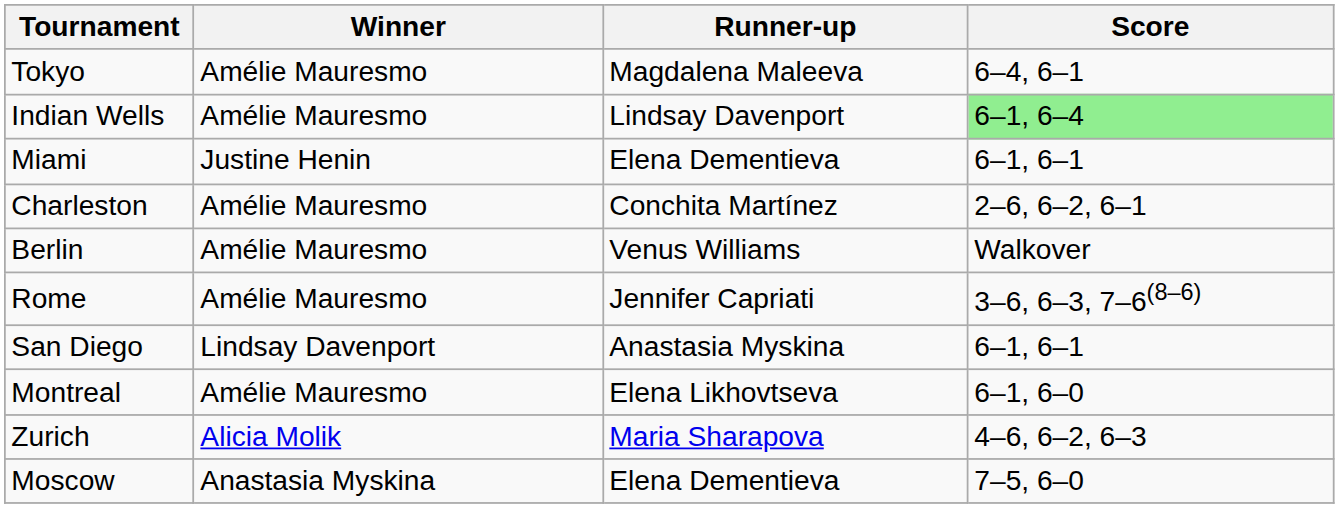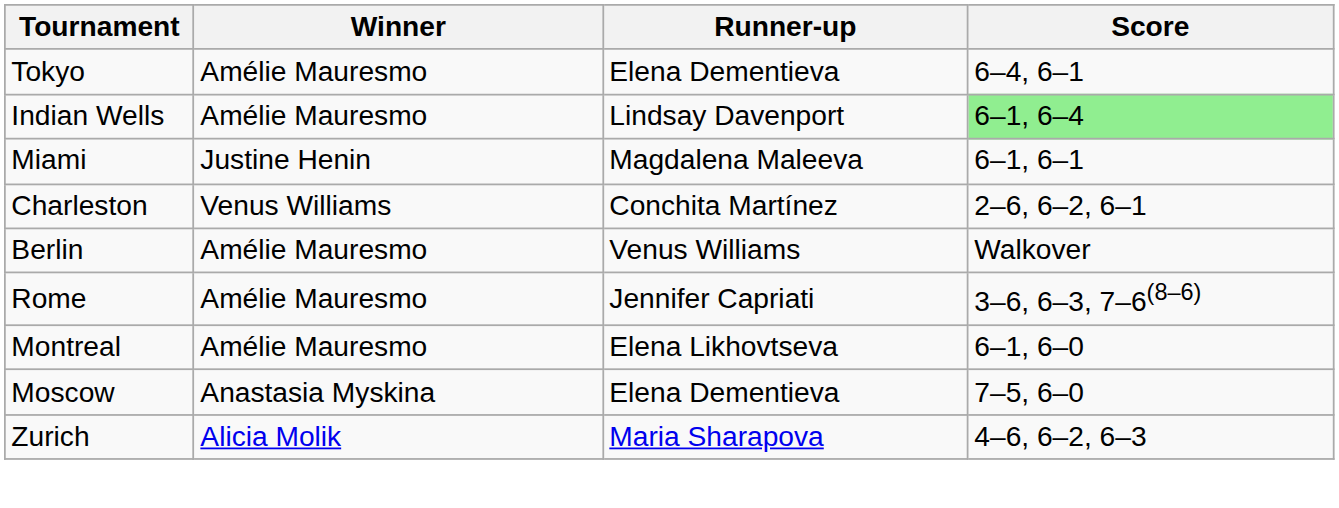(736, 71) Magdalena Maleeva -> (724, 71) Elena Dementieva
(724, 160) Elena Dementieva -> (736, 160) Magdalena Maleeva
(314, 205) Amélie Mauresmo -> (296, 205) Venus Williams
- row: (77, 347)
rows swapped: (63, 481) <-> (50, 436)
